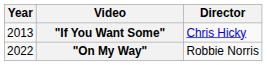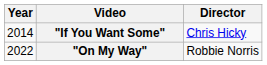(20, 32) 2013 -> (20, 32) 2014
